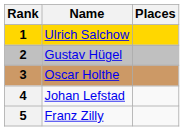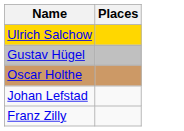- column: (23, 14)
